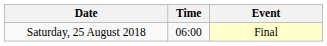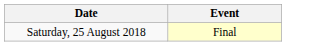- column: (189, 13)
